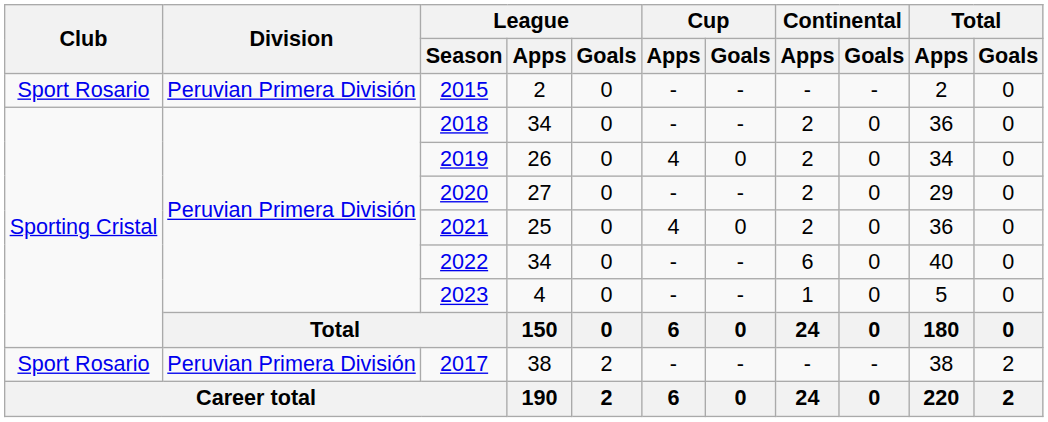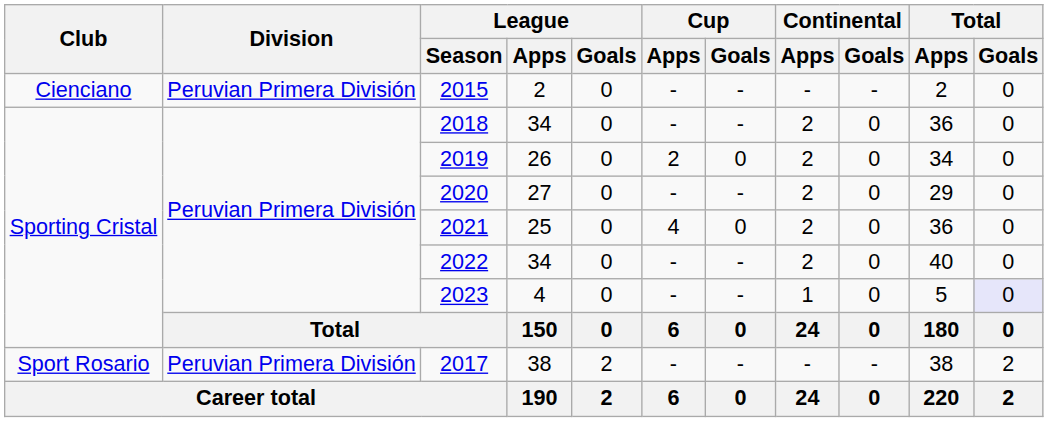(83, 90) Sport Rosario -> (83, 90) Cienciano
(673, 158) 4 -> (673, 158) 2
(807, 261) 6 -> (807, 261) 2
(1008, 295) no background -> (1008, 295) lavender background
